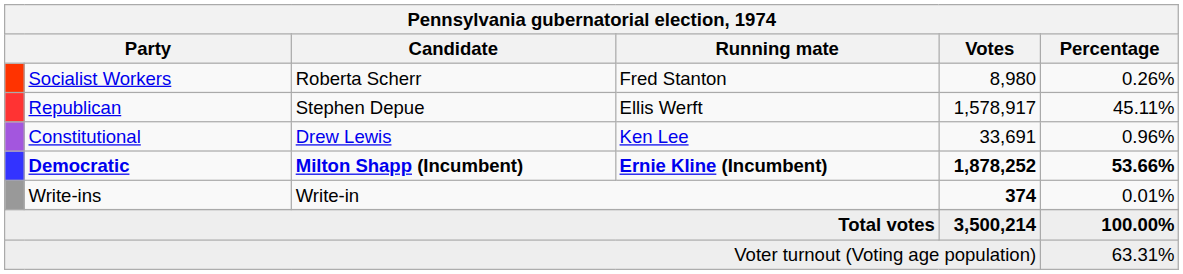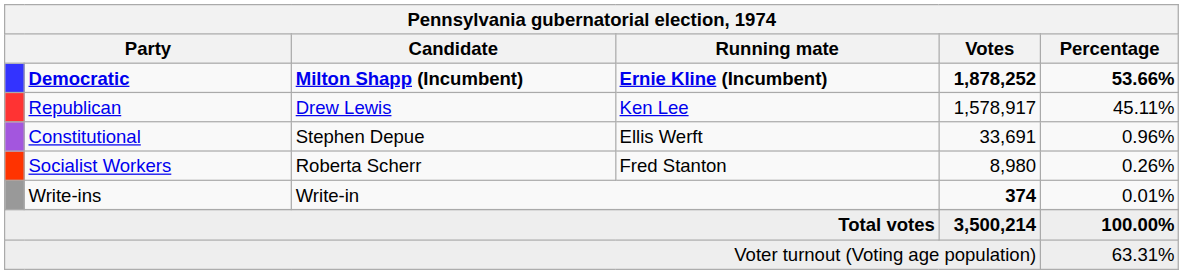rows swapped: (79, 166) <-> (100, 78)
(360, 108) Stephen Depue -> (344, 108) Drew Lewis
(661, 108) Ellis Werft -> (654, 108) Ken Lee
(344, 137) Drew Lewis -> (360, 137) Stephen Depue
(654, 137) Ken Lee -> (661, 137) Ellis Werft
